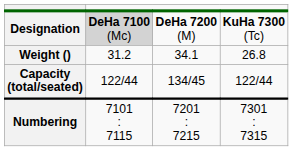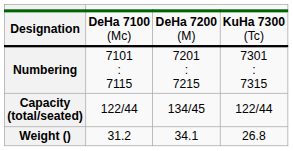(119, 28) lightgrey background -> (119, 28) no background
rows swapped: (45, 54) <-> (45, 122)
